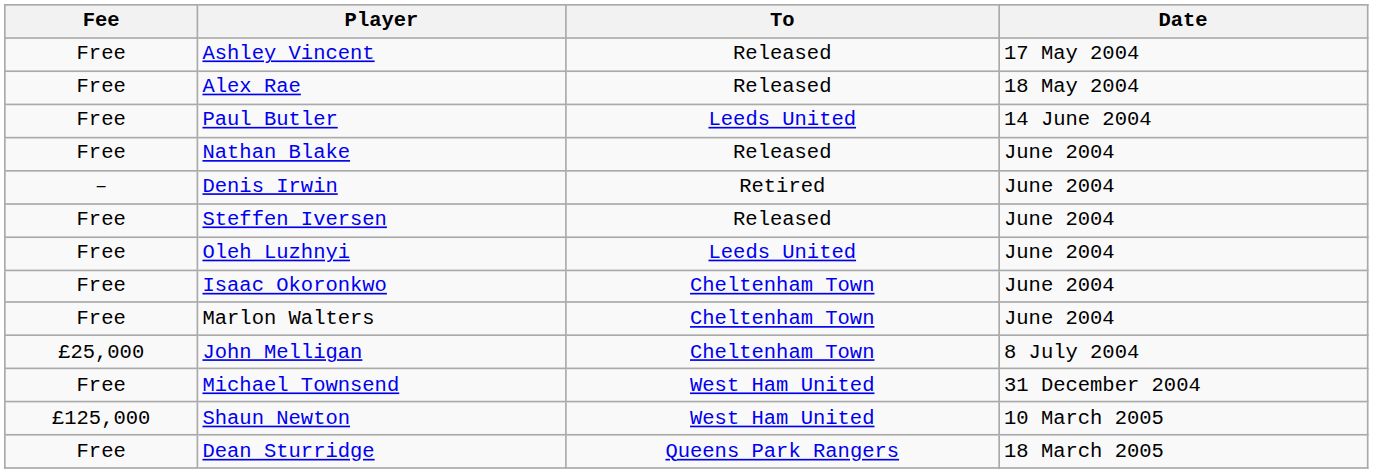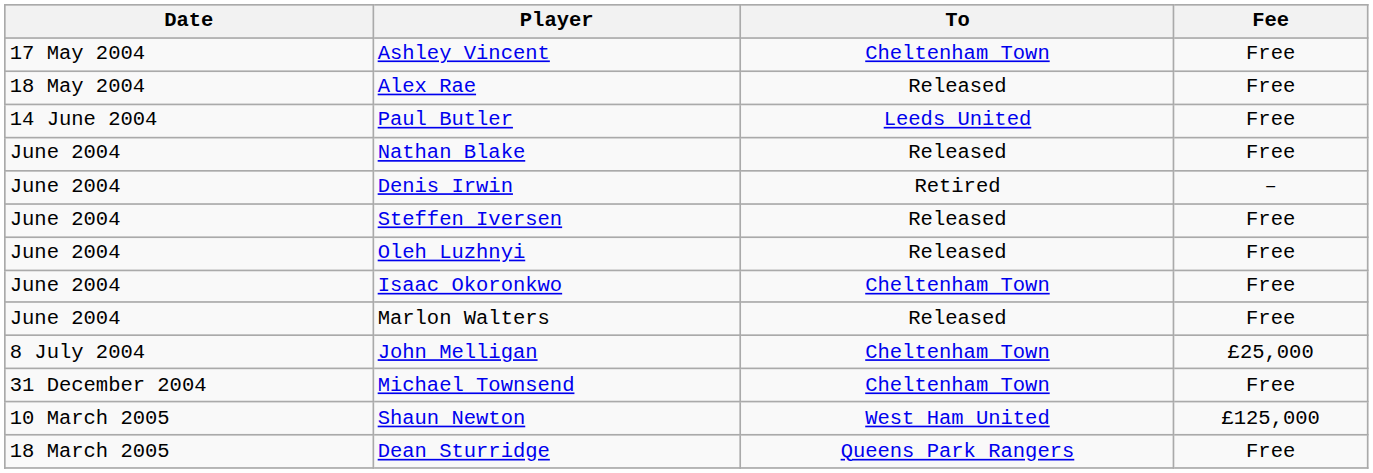columns swapped: (1183, 22) <-> (101, 22)
(782, 55) Released -> (957, 55) Cheltenham Town
(782, 253) Leeds United -> (957, 253) Released
(782, 320) Cheltenham Town -> (957, 320) Released
(782, 386) West Ham United -> (957, 386) Cheltenham Town
